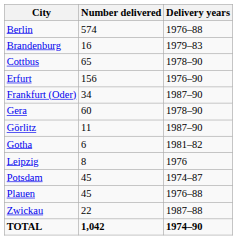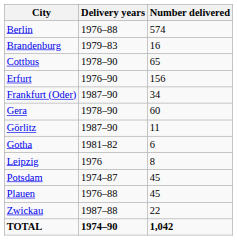columns swapped: (198, 12) <-> (121, 12)
